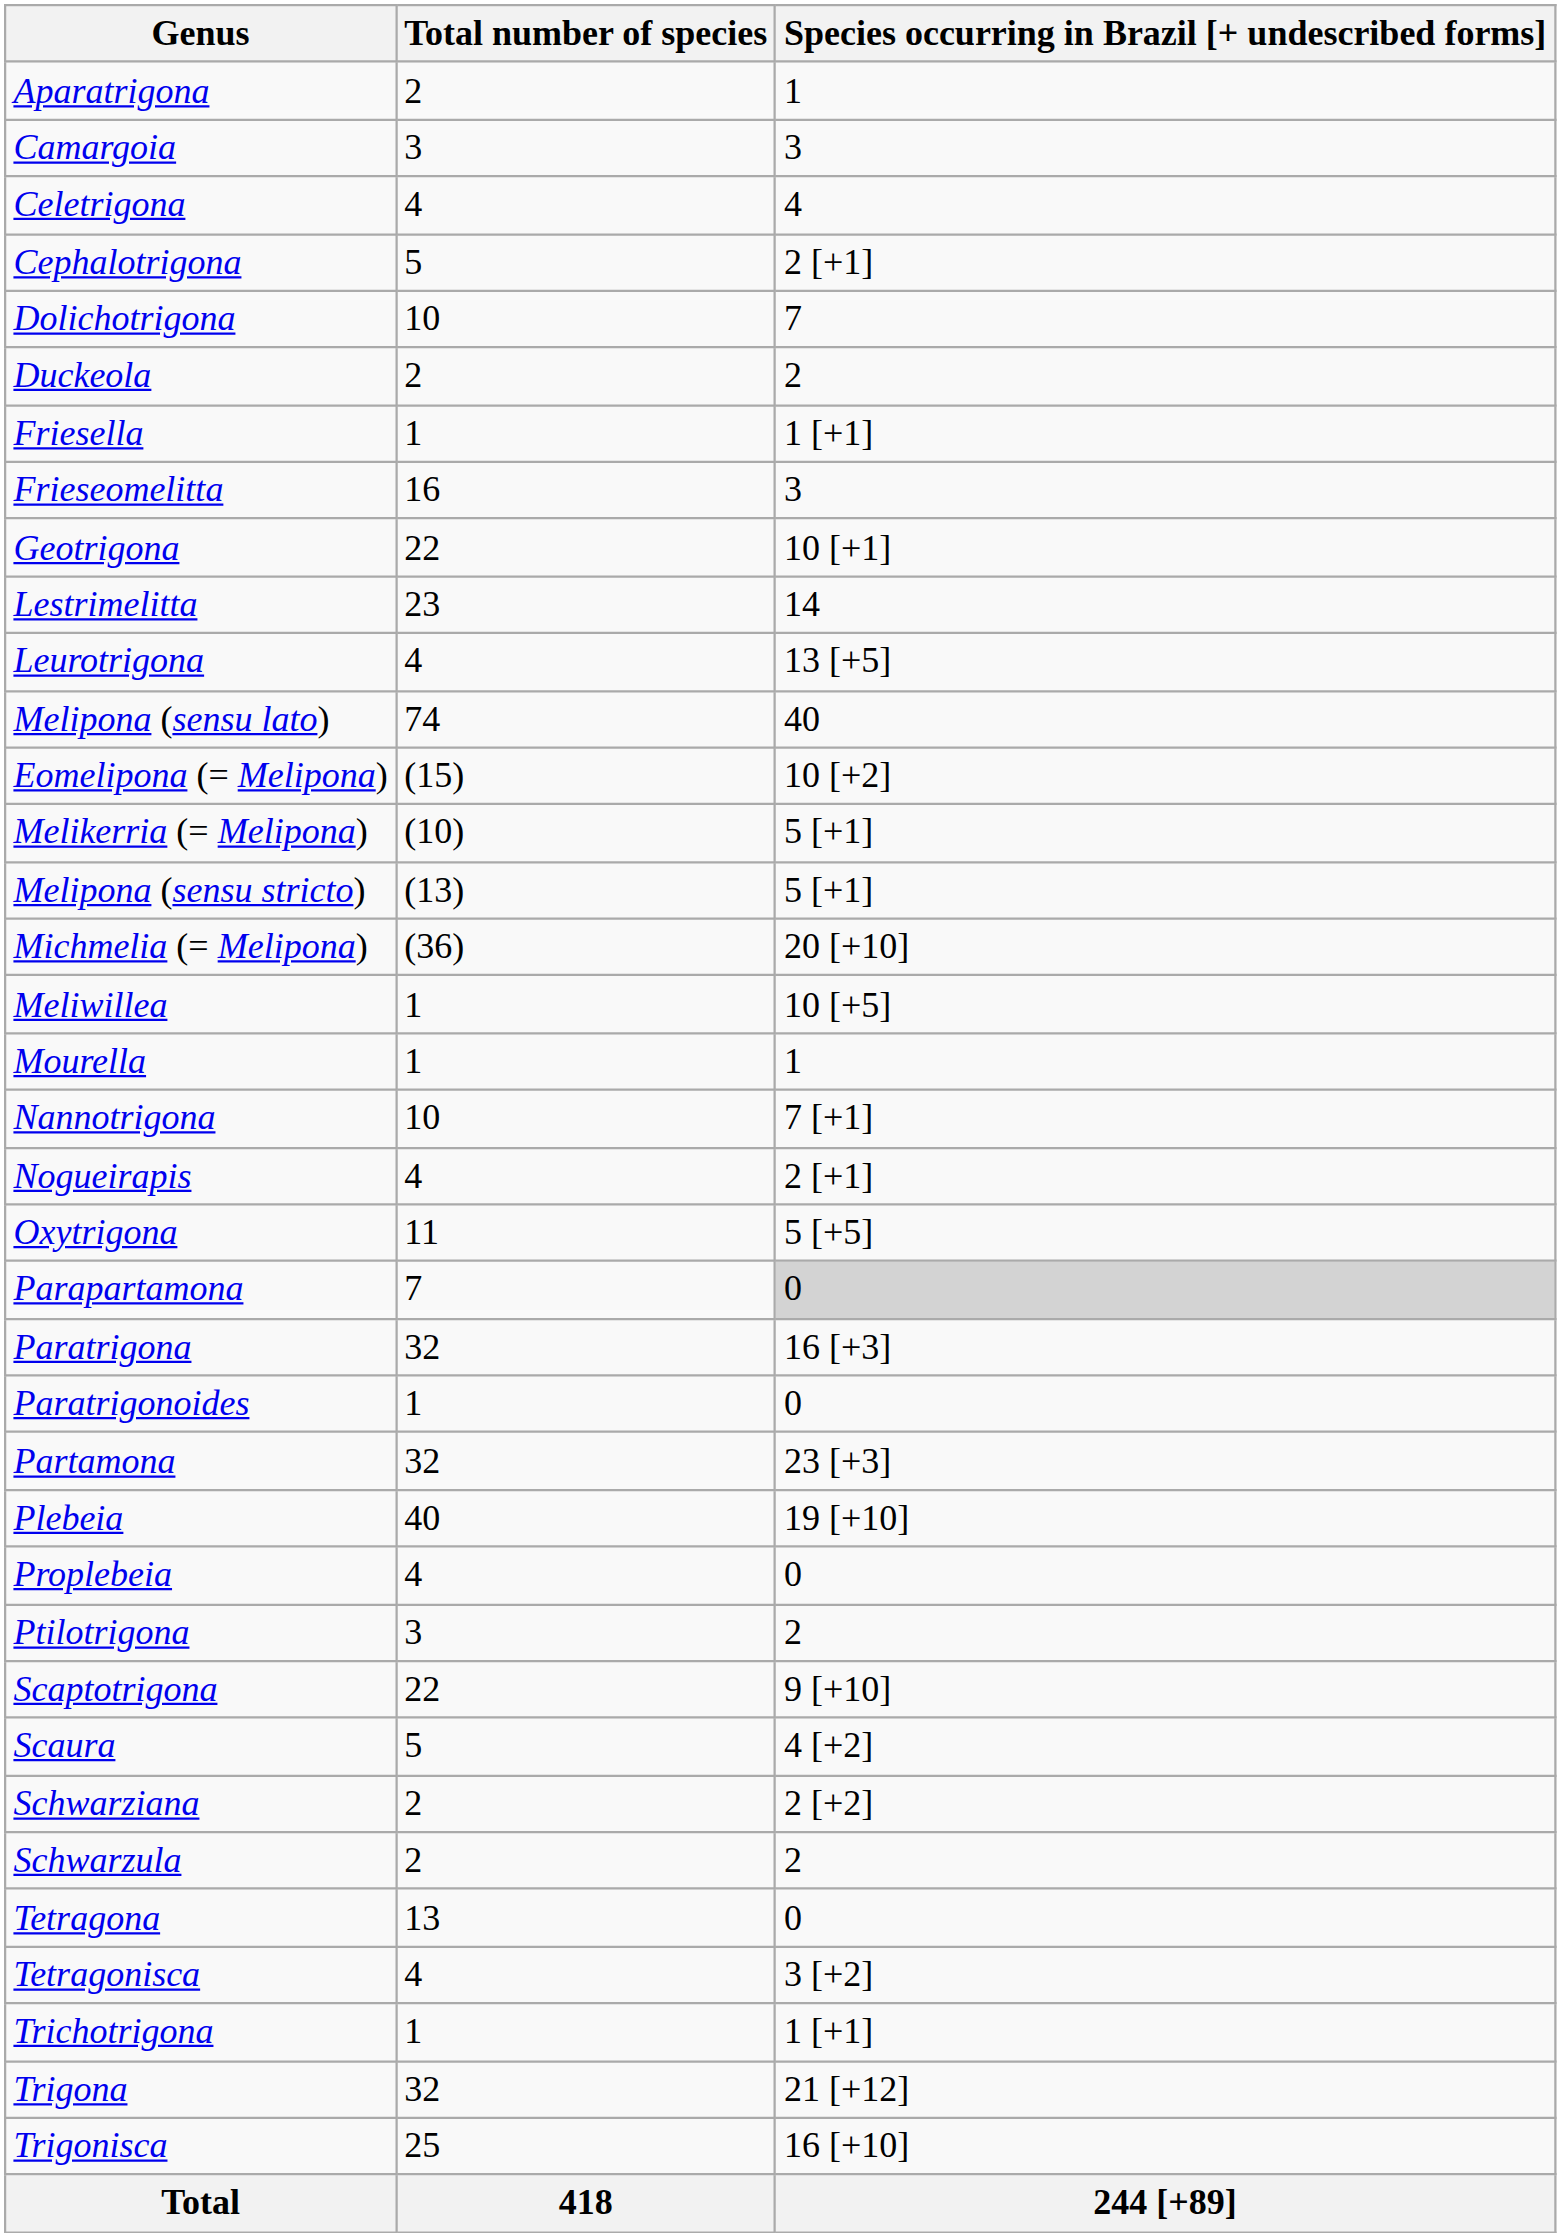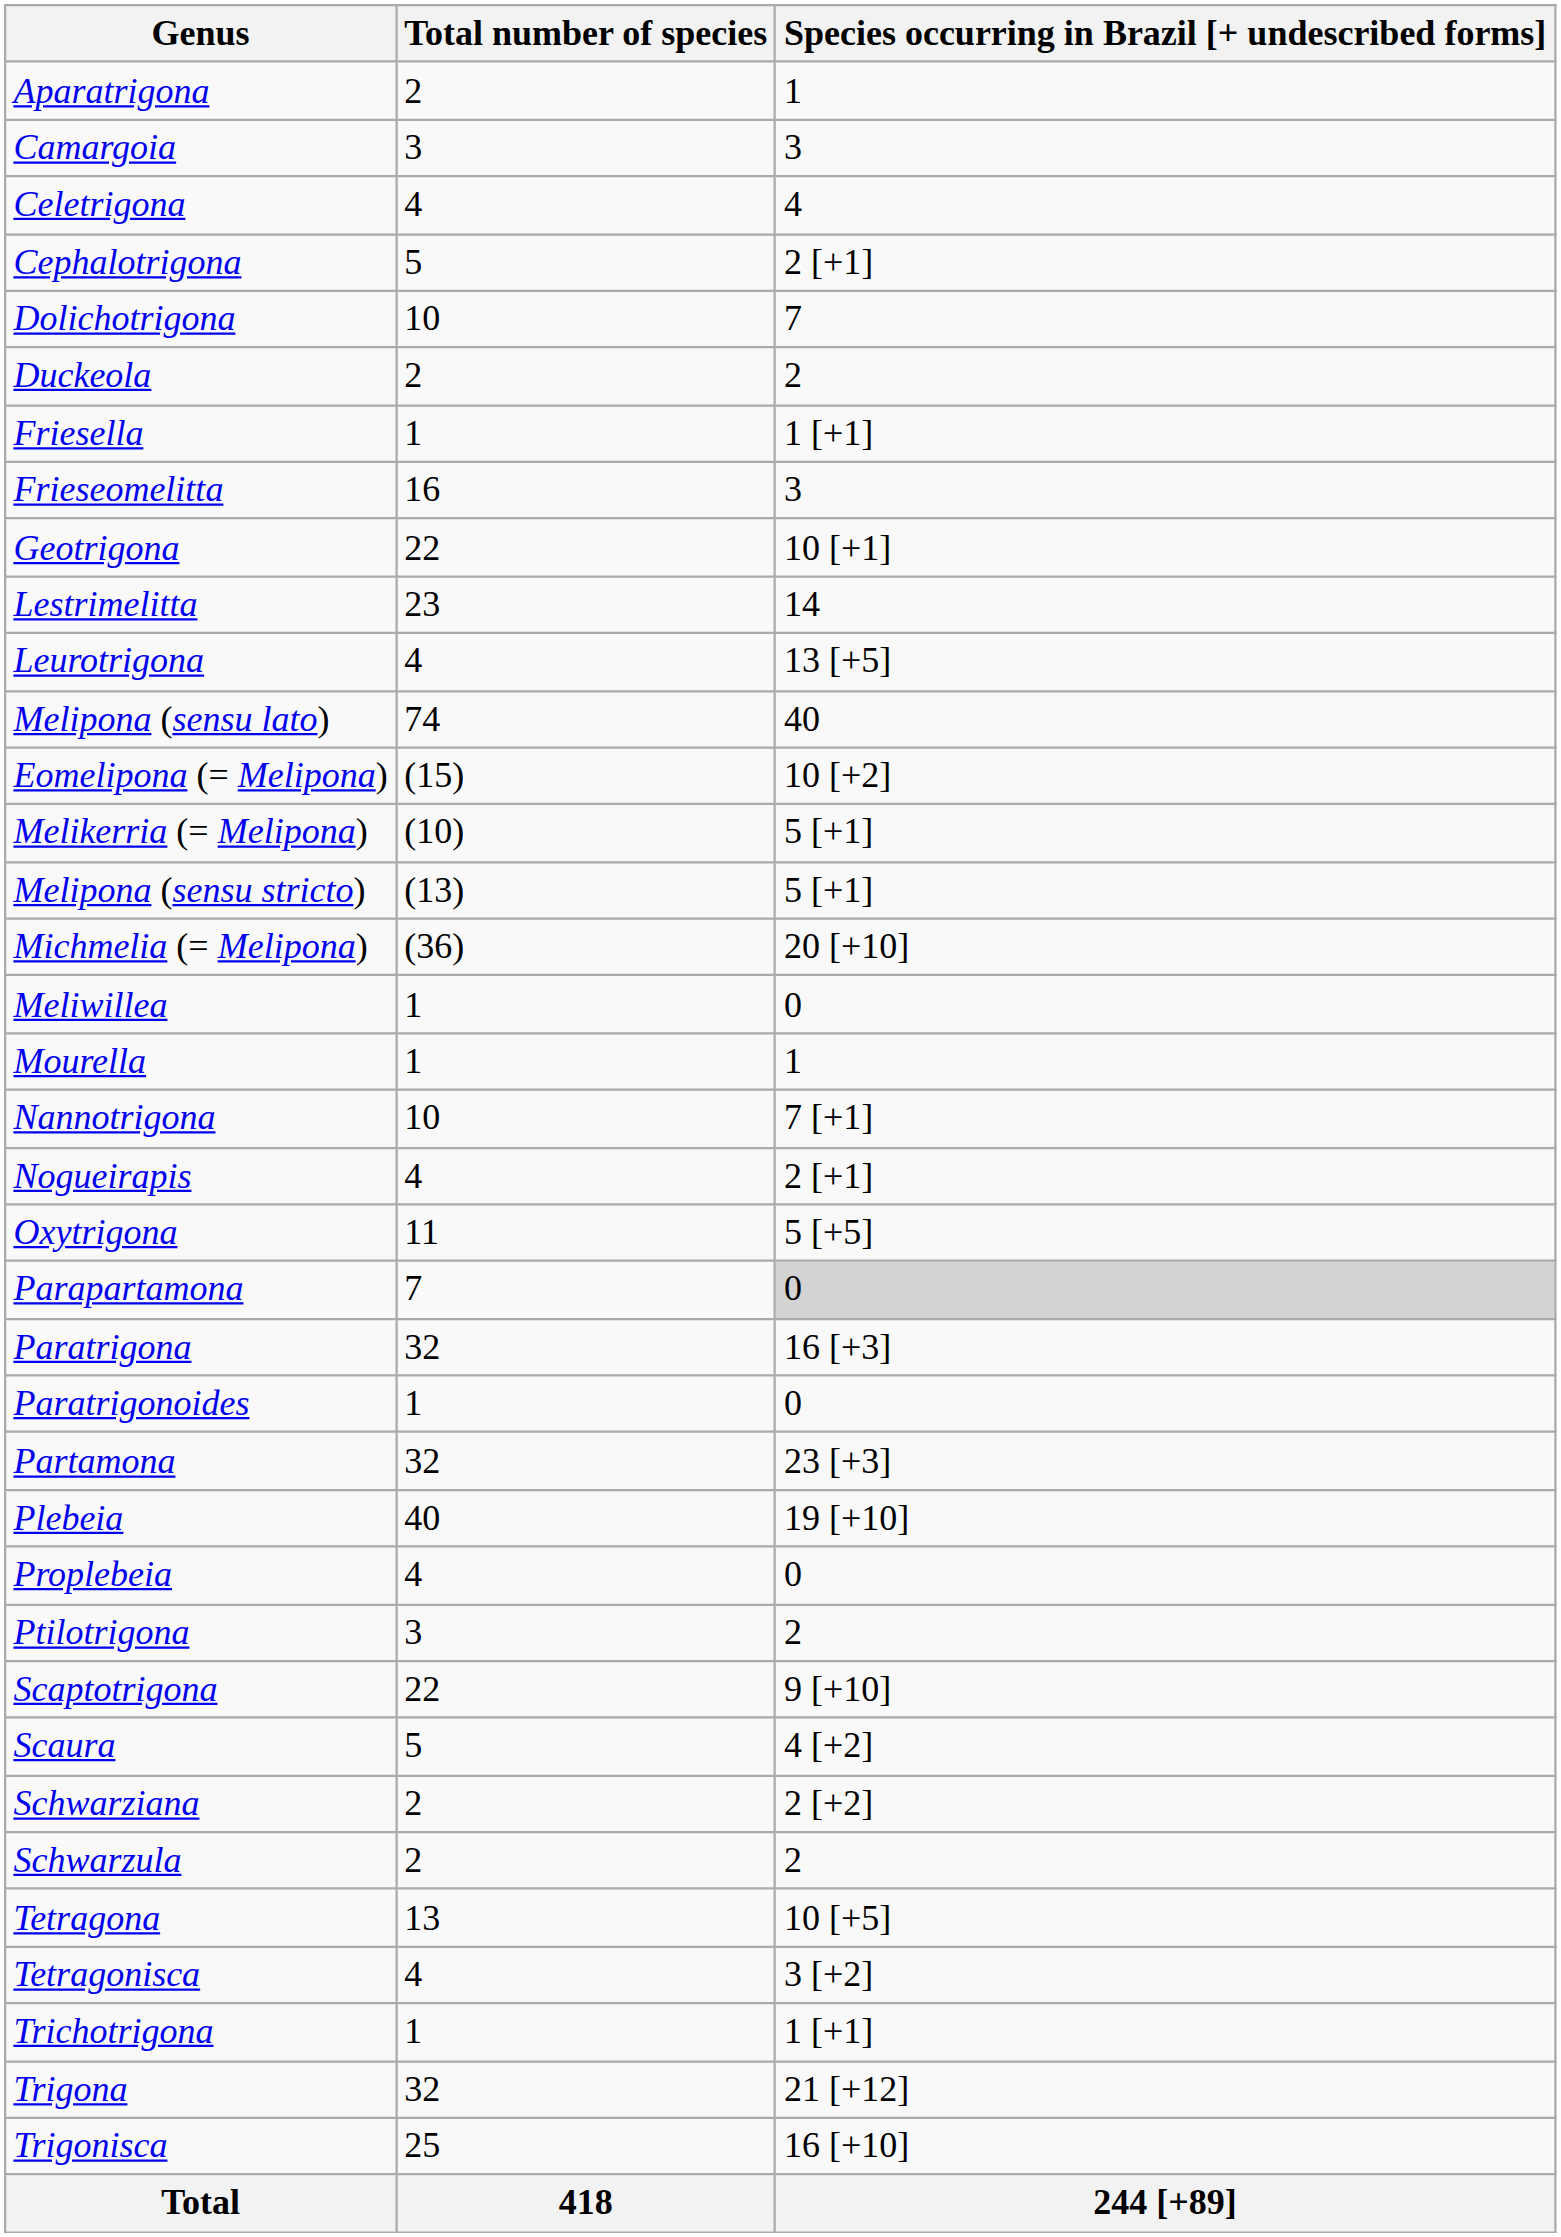(838, 1003) 10 [+5] -> (793, 1003) 0
(793, 1917) 0 -> (838, 1917) 10 [+5]
